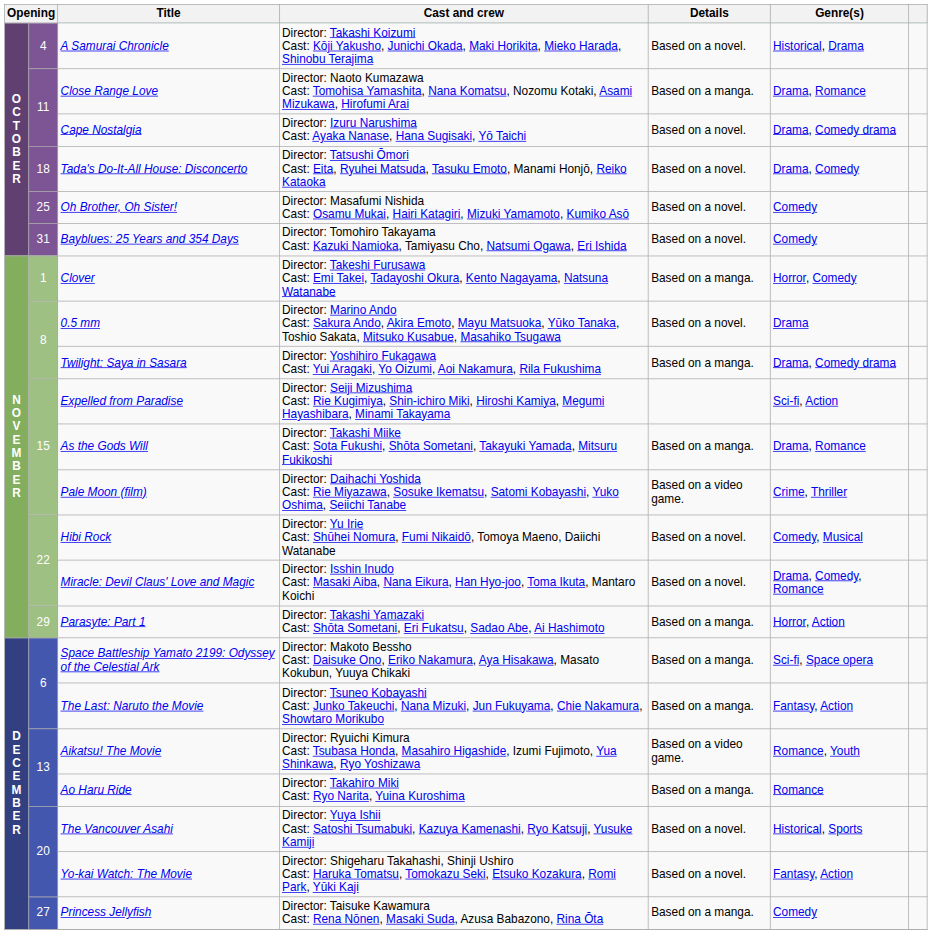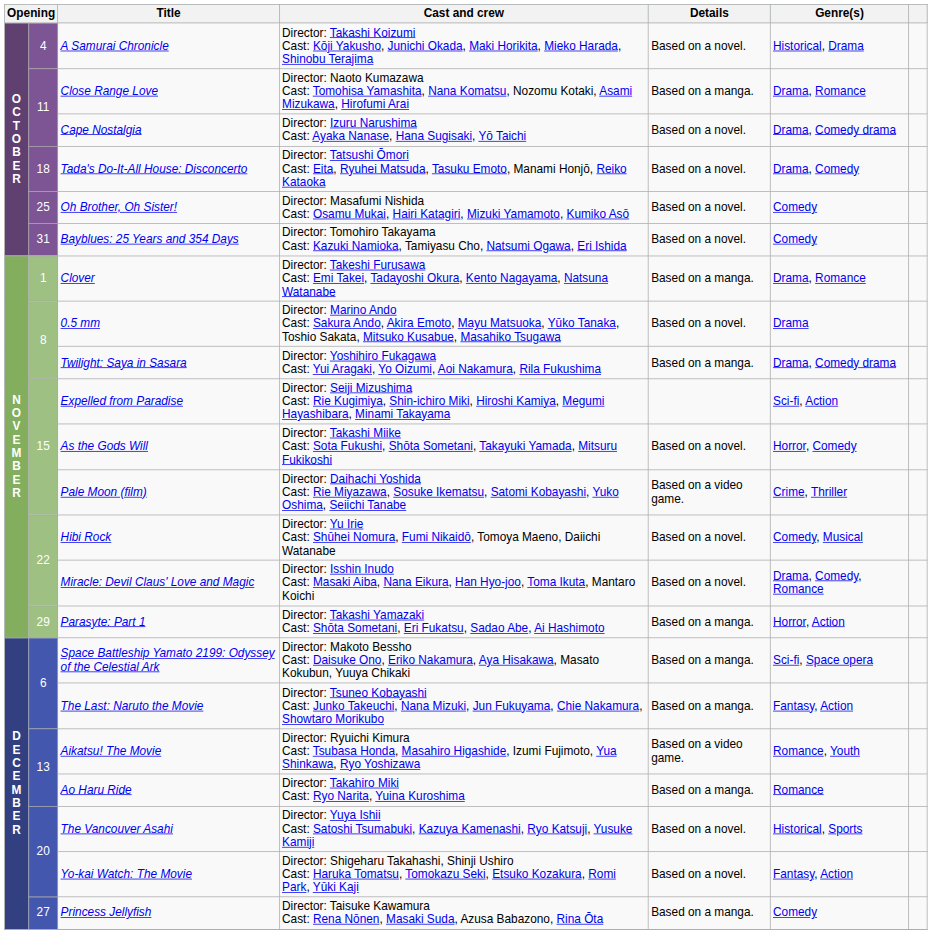(815, 278) Horror, Comedy -> (819, 278) Drama, Romance
(702, 446) Based on a manga. -> (699, 446) Based on a novel.
(819, 446) Drama, Romance -> (815, 446) Horror, Comedy
